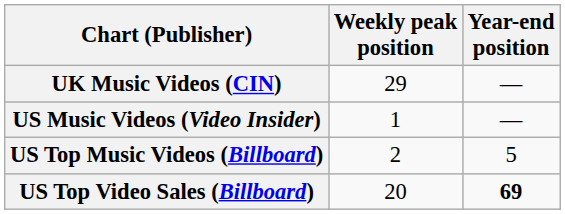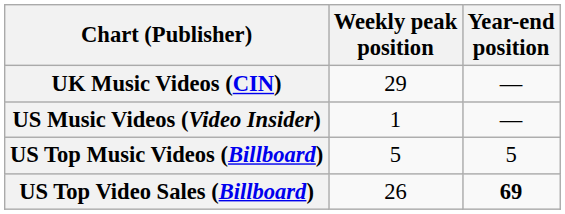(395, 155) 2 -> (395, 155) 5
(395, 190) 20 -> (395, 190) 26
